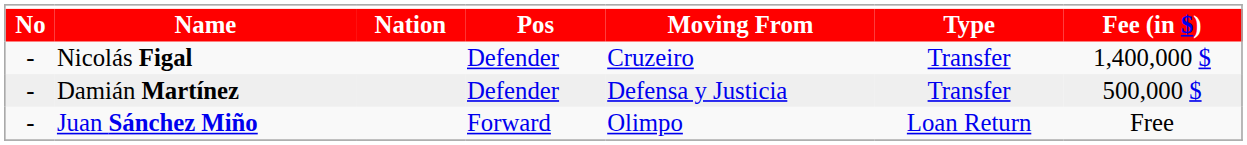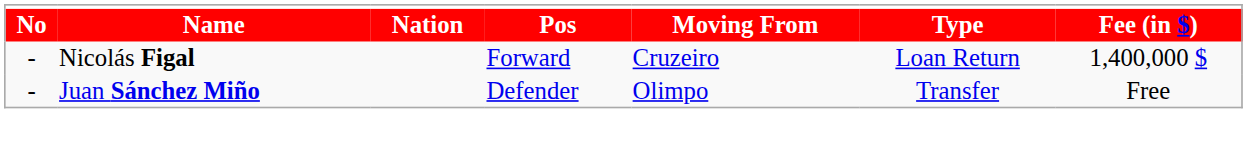(513, 57) Defender -> (528, 57) Forward
(969, 57) Transfer -> (958, 57) Loan Return
- row: (148, 90)
(509, 122) Forward -> (533, 90) Defender
(969, 122) Loan Return -> (958, 90) Transfer
